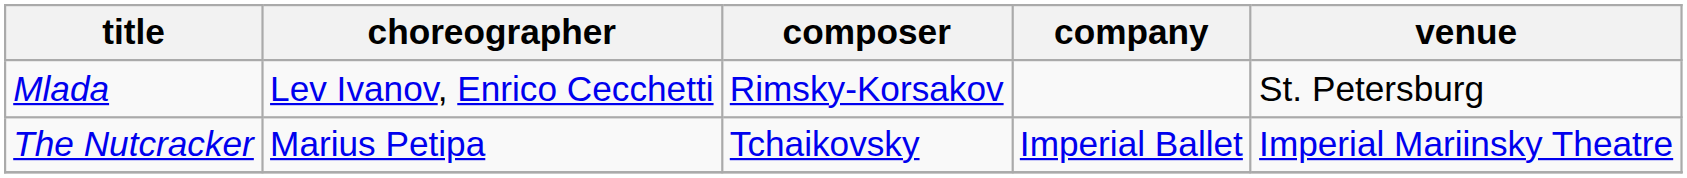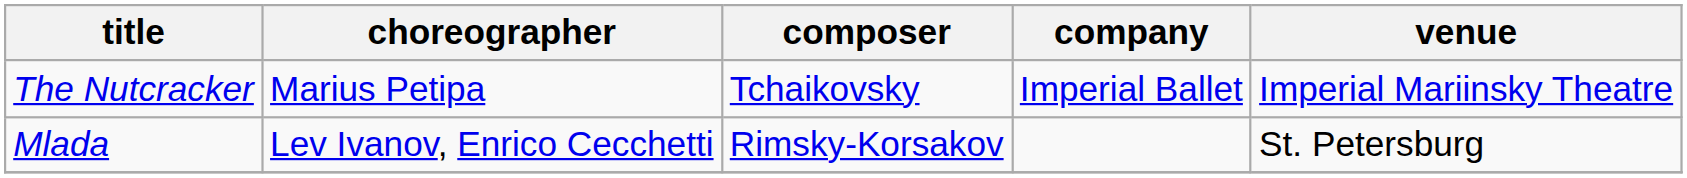rows swapped: (61, 88) <-> (134, 144)
